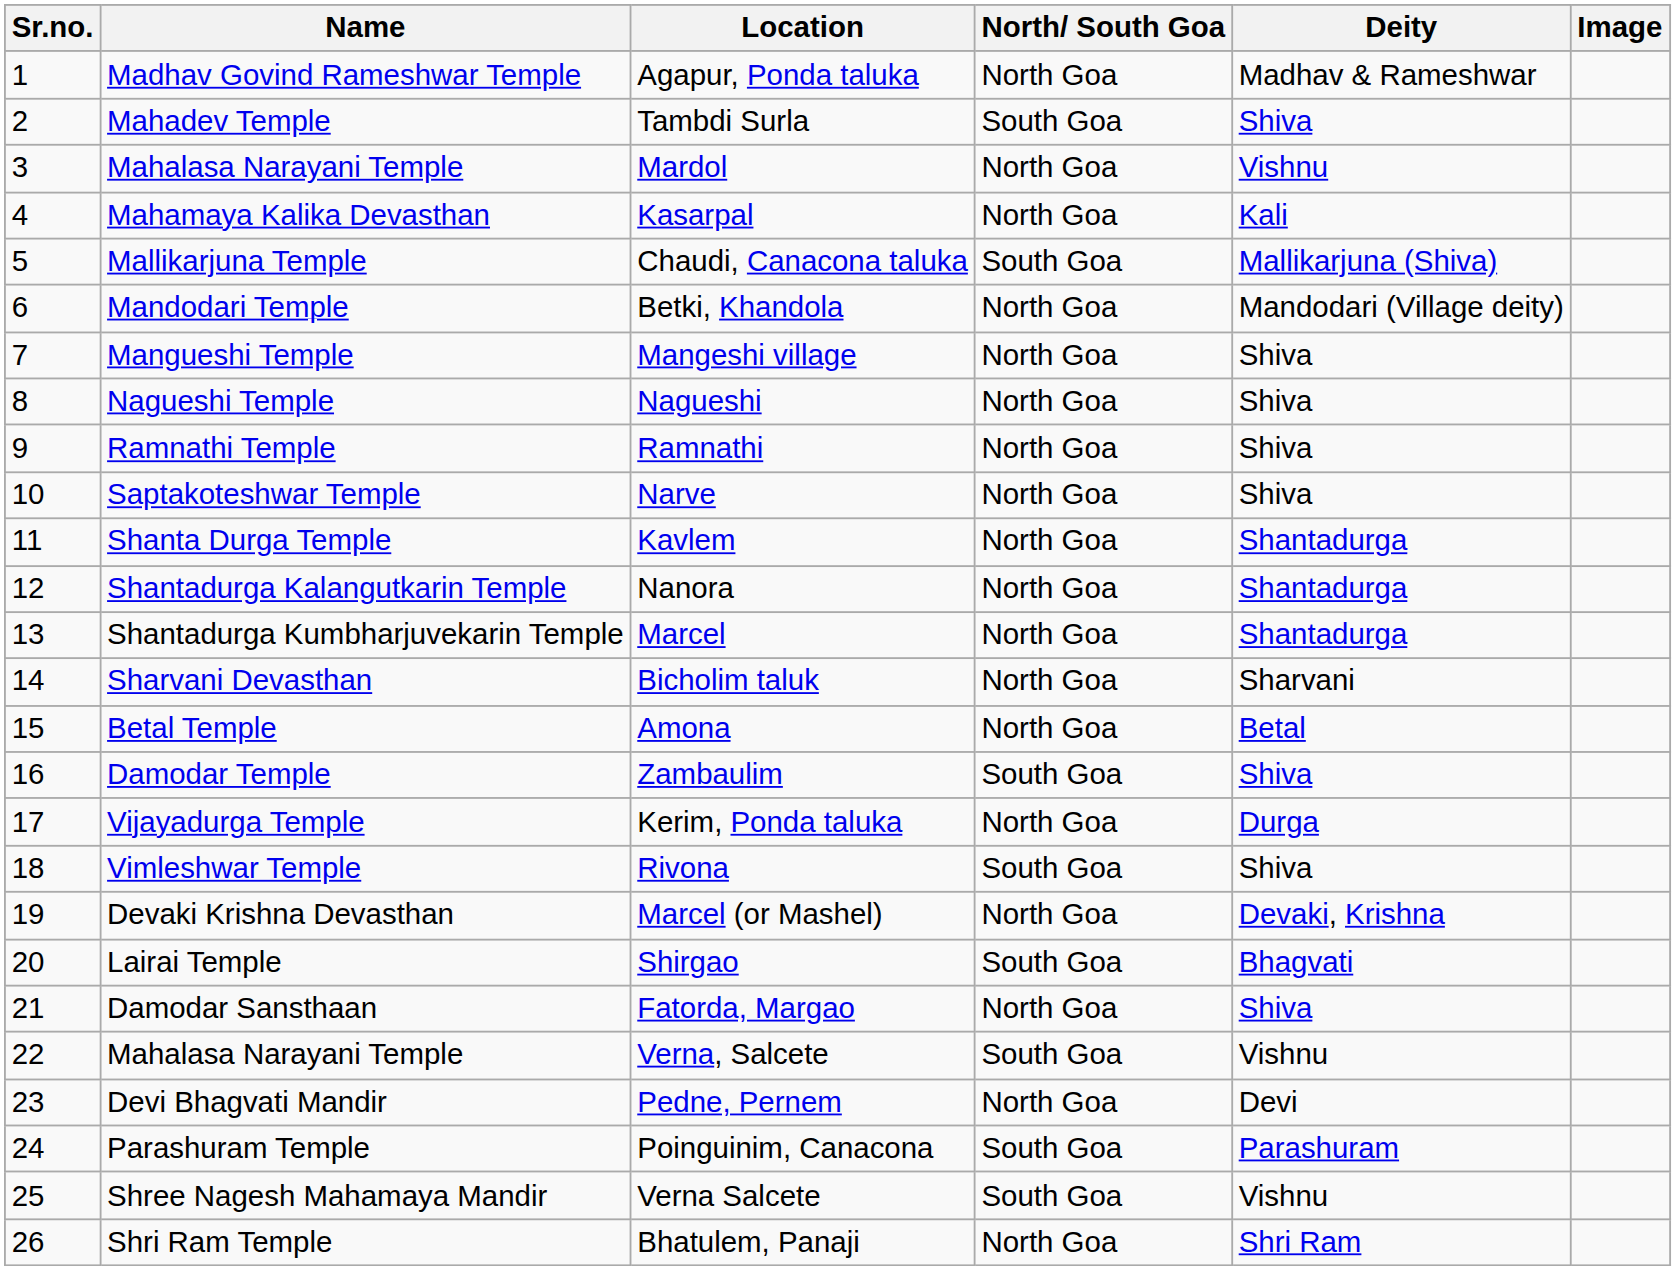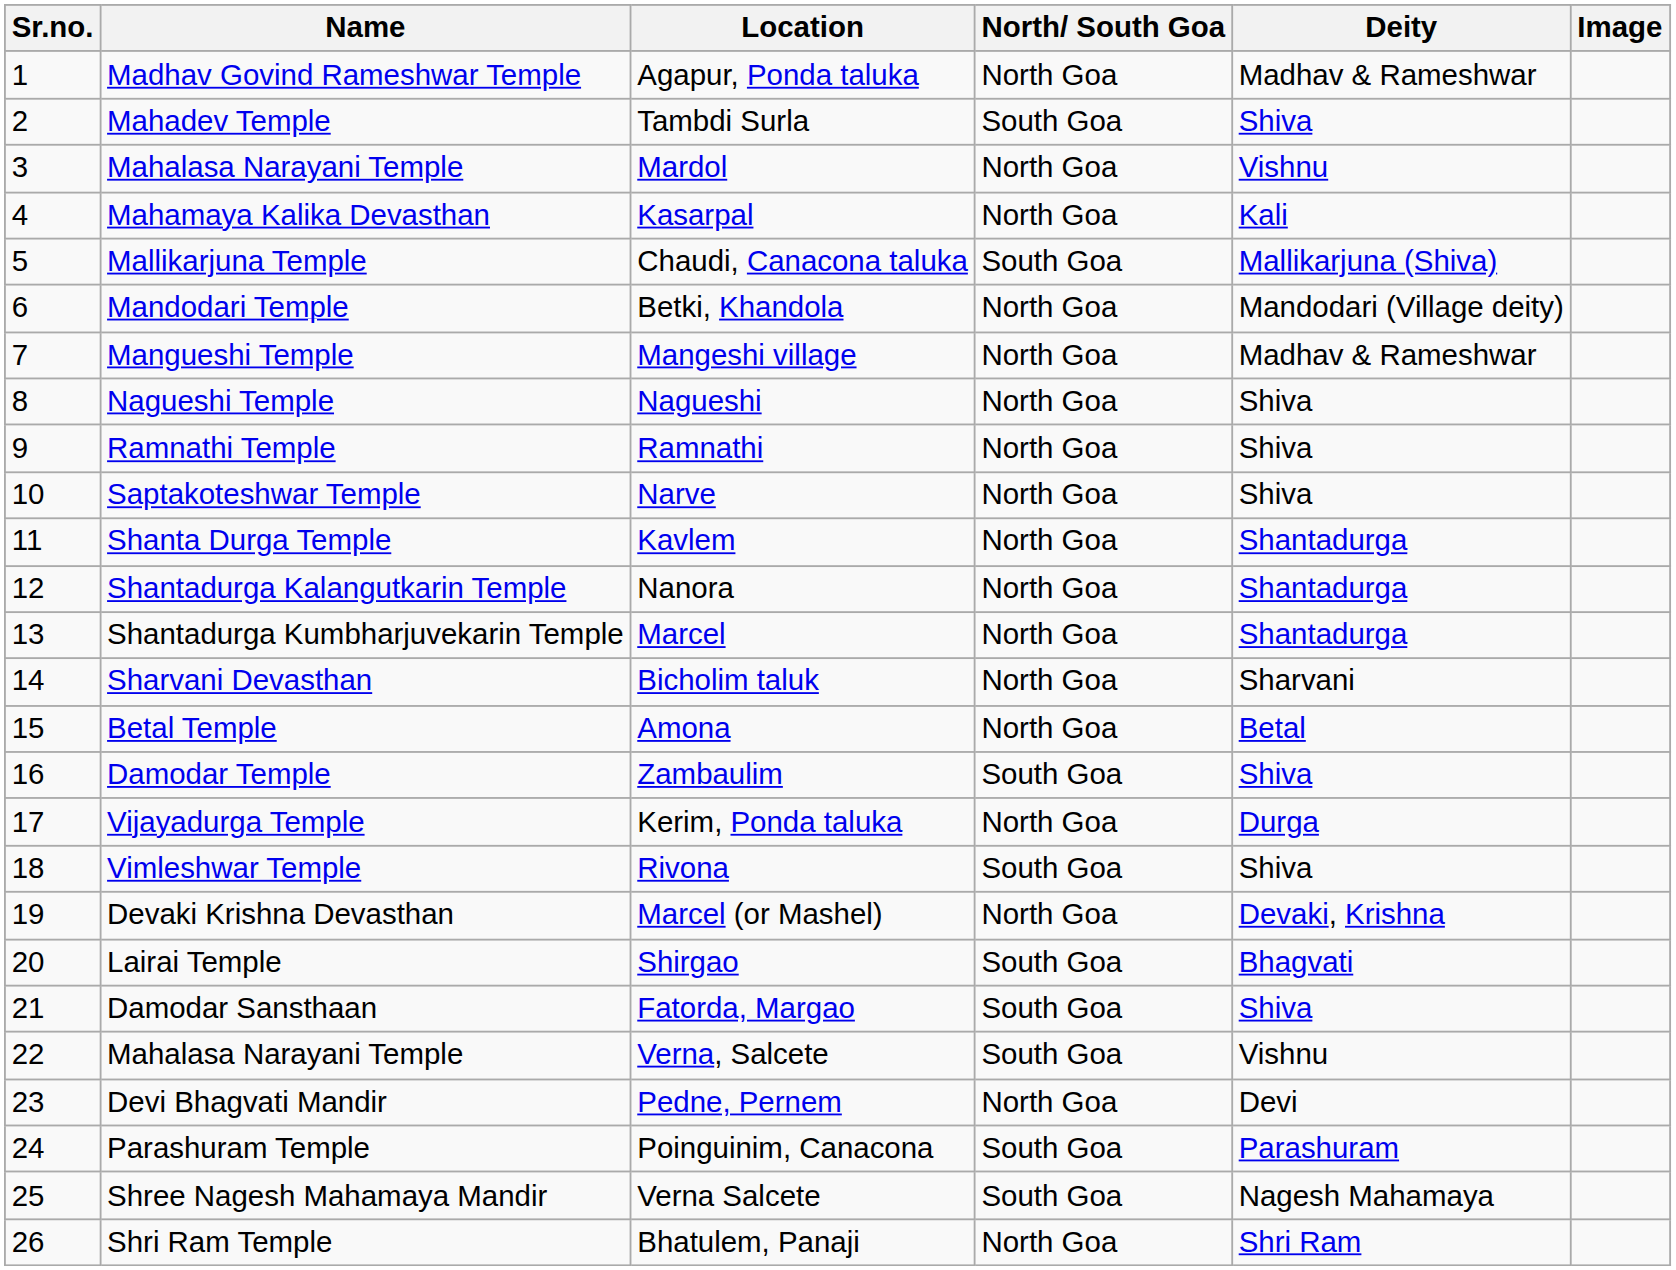(1276, 354) Shiva -> (1388, 354) Madhav & Rameshwar
(1049, 1008) North Goa -> (1052, 1008) South Goa
(1283, 1195) Vishnu -> (1366, 1195) Nagesh Mahamaya
